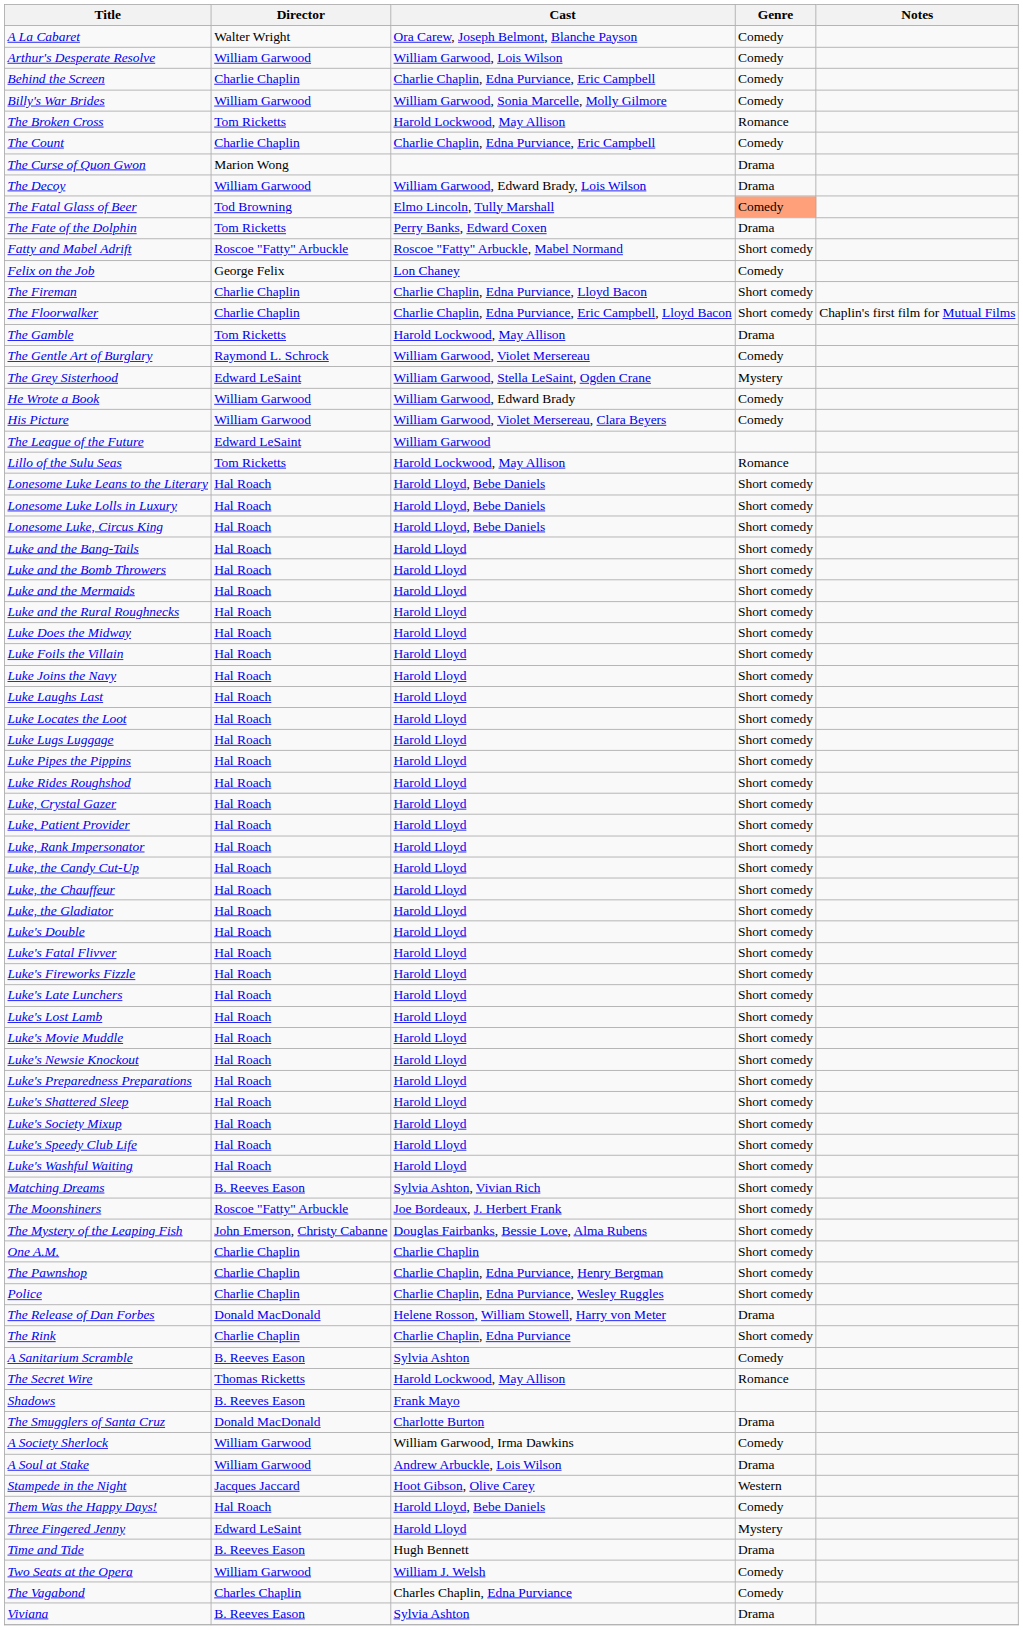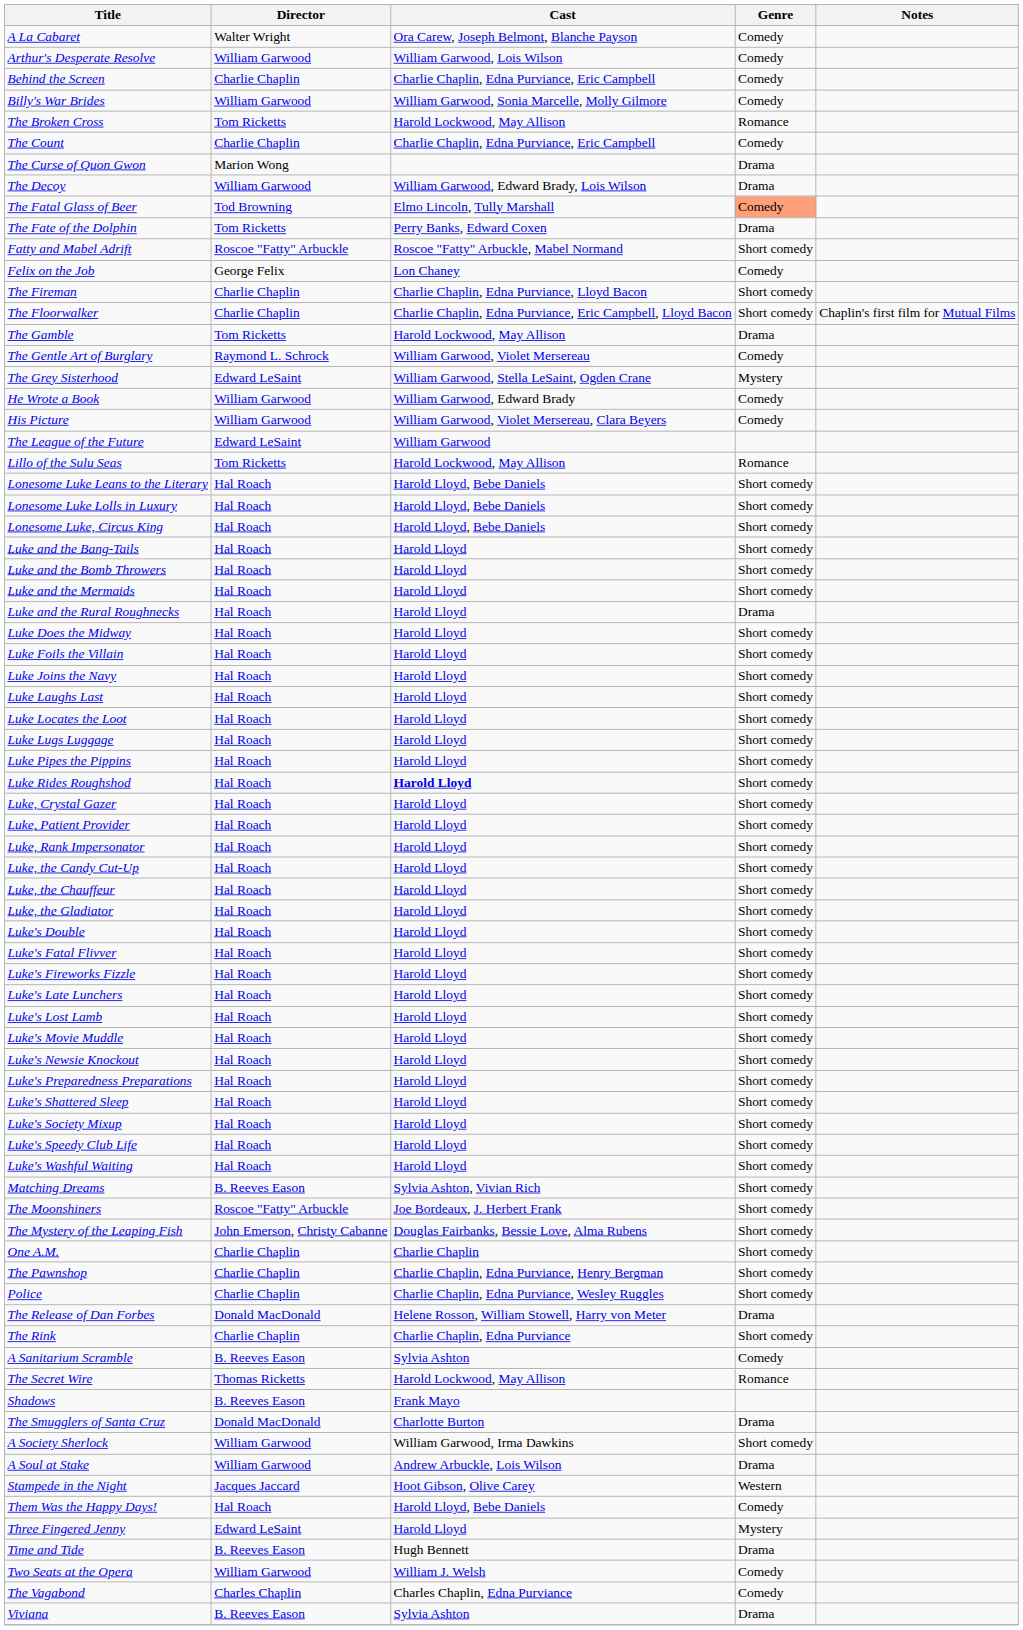(775, 611) Short comedy -> (756, 611) Drama
(430, 782) normal -> (432, 782) bold
(761, 1443) Comedy -> (775, 1443) Short comedy
